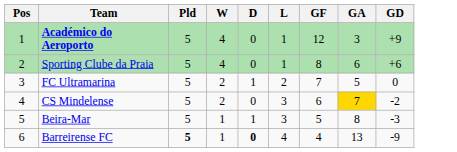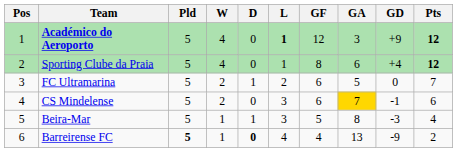+ column: (433, 13)
(284, 38) normal -> (284, 38) bold
(395, 63) +6 -> (395, 63) +4
(319, 82) 7 -> (319, 82) 6
(395, 100) -2 -> (395, 100) -1
